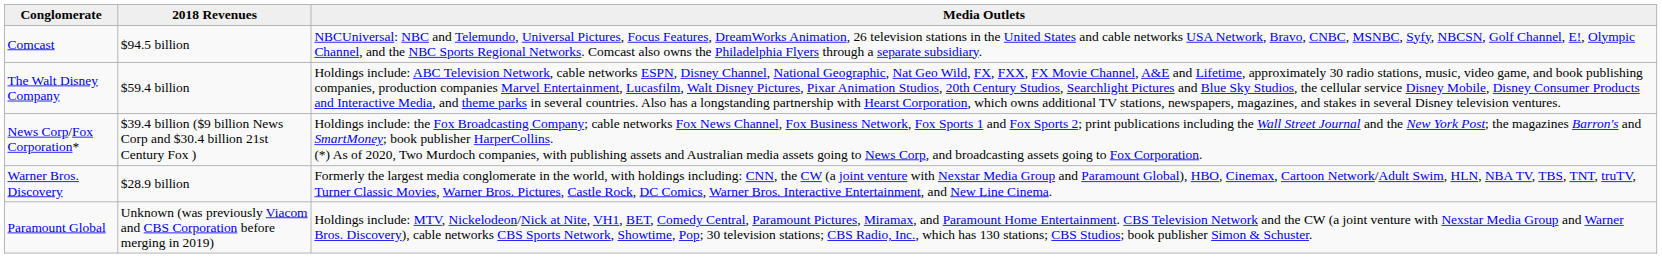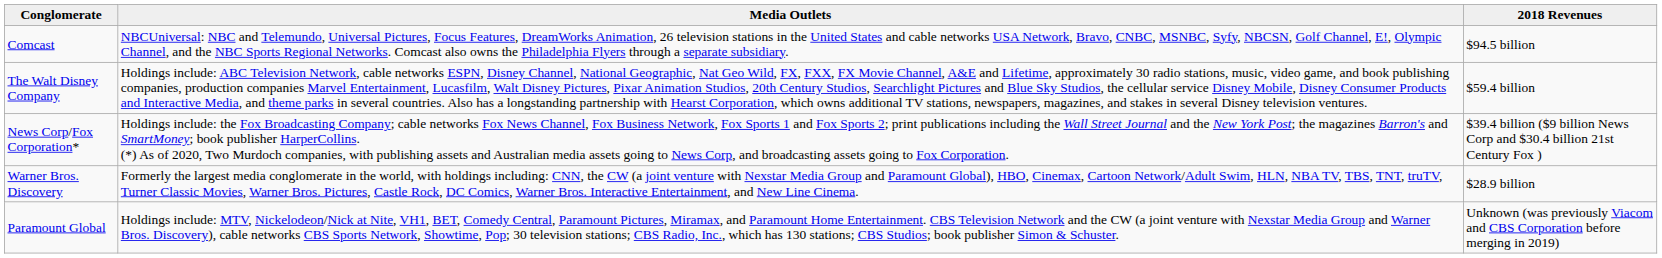columns swapped: (984, 15) <-> (215, 15)
